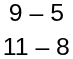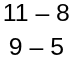rows swapped: (36, 12) <-> (36, 46)
